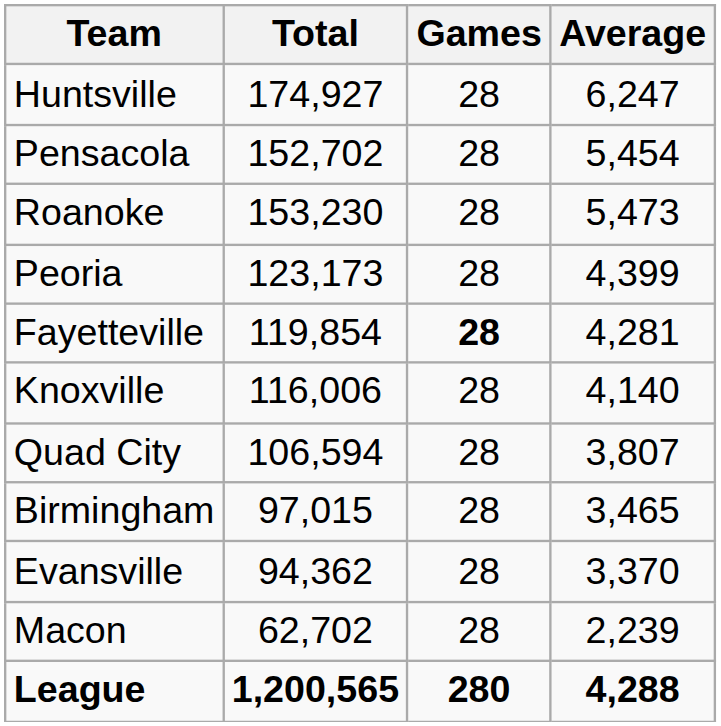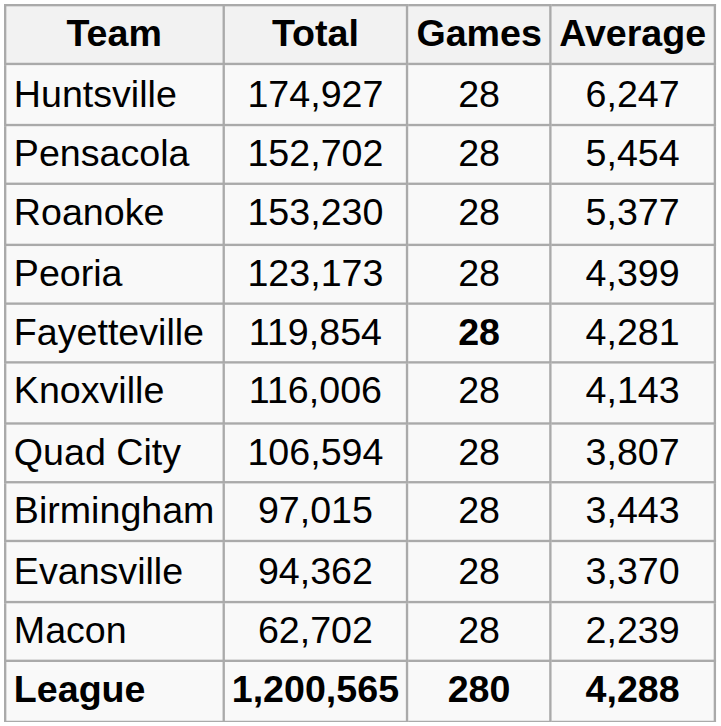(633, 213) 5,473 -> (633, 213) 5,377
(633, 392) 4,140 -> (633, 392) 4,143
(633, 511) 3,465 -> (633, 511) 3,443
